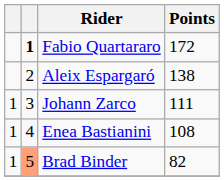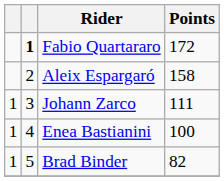(182, 75) 138 -> (182, 75) 158
(182, 132) 108 -> (182, 132) 100
(30, 160) lightsalmon background -> (30, 160) no background
